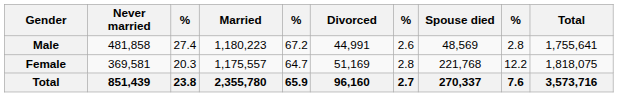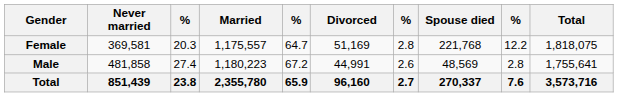rows swapped: (46, 45) <-> (46, 63)
